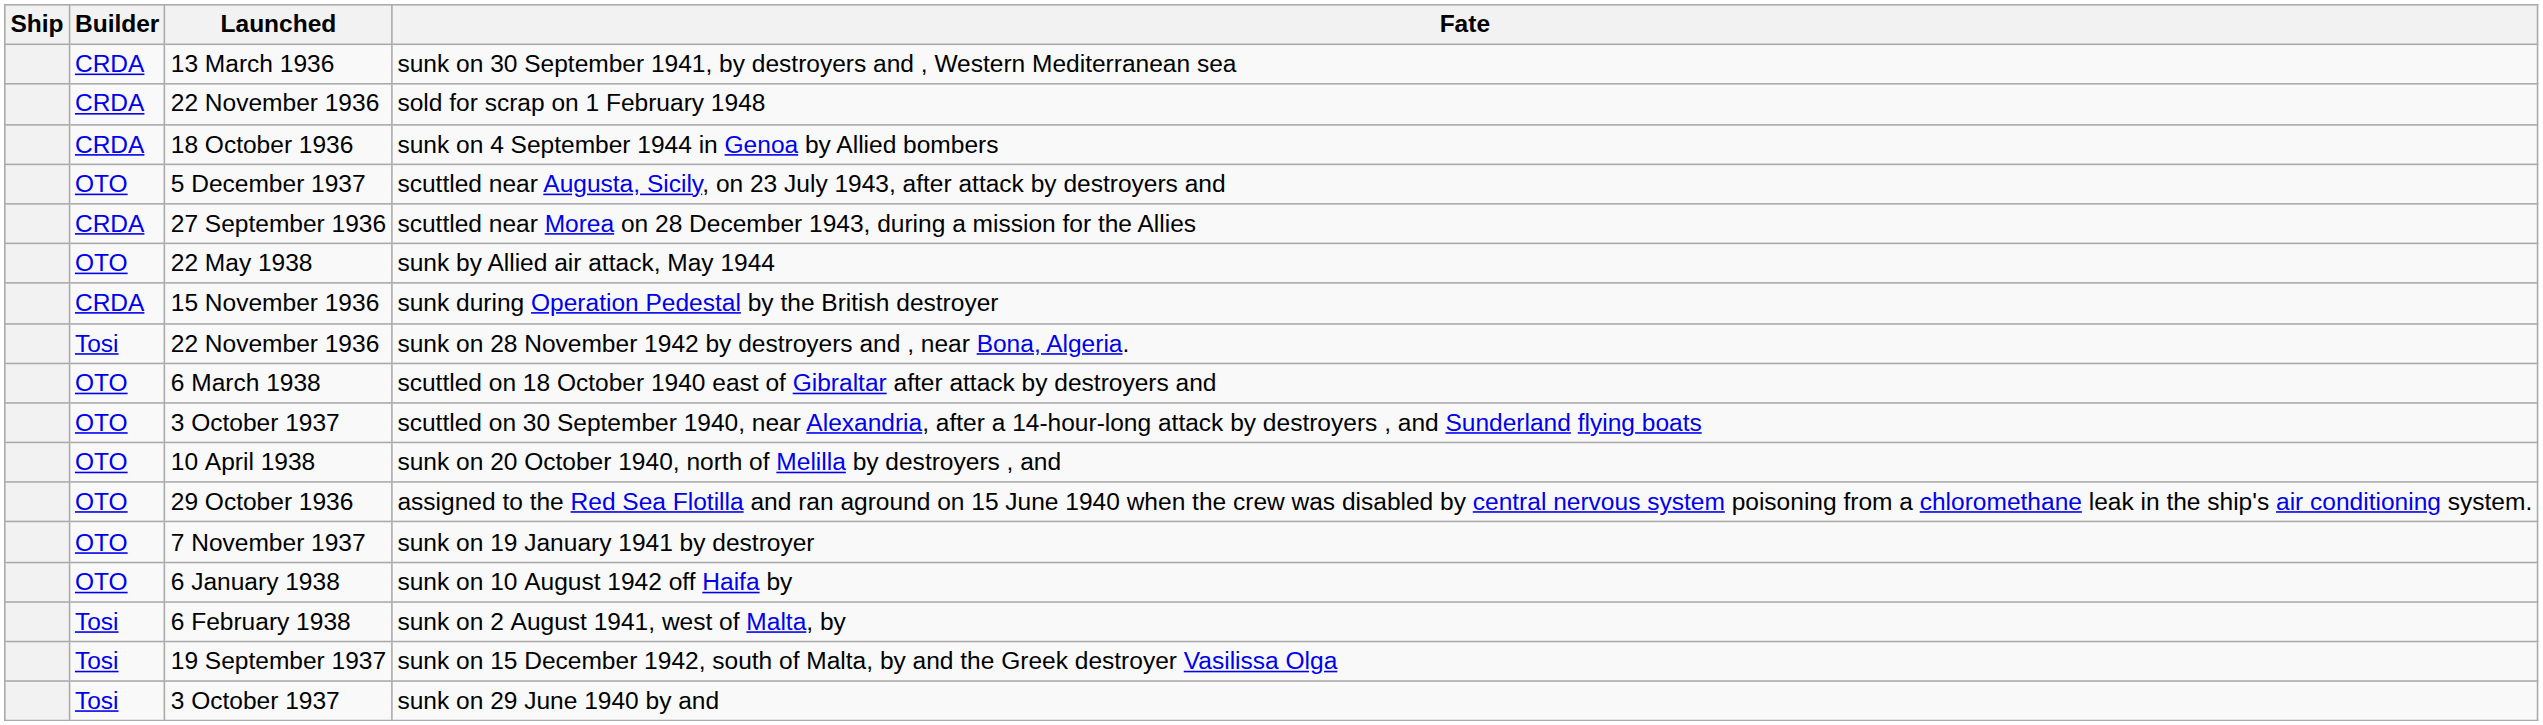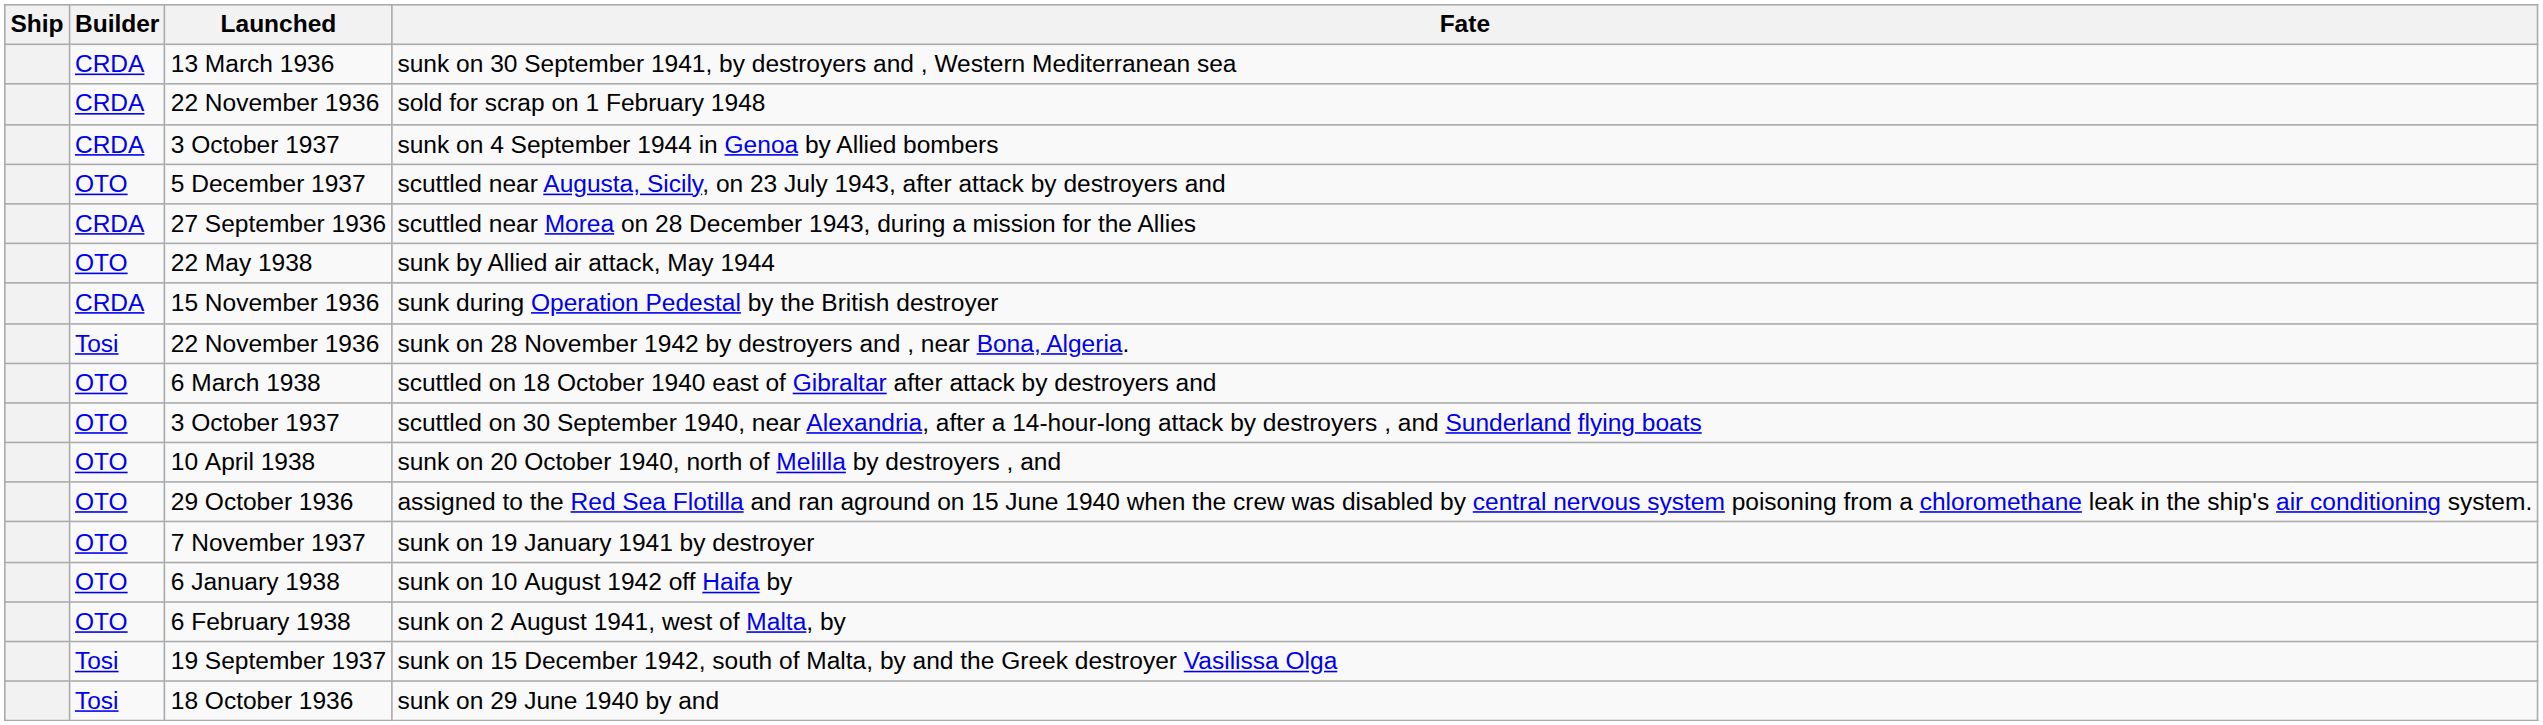(262, 143) 18 October 1936 -> (255, 143) 3 October 1937
(97, 620) Tosi -> (101, 620) OTO
(255, 700) 3 October 1937 -> (262, 700) 18 October 1936
